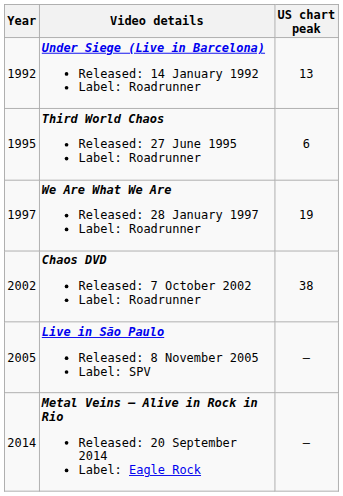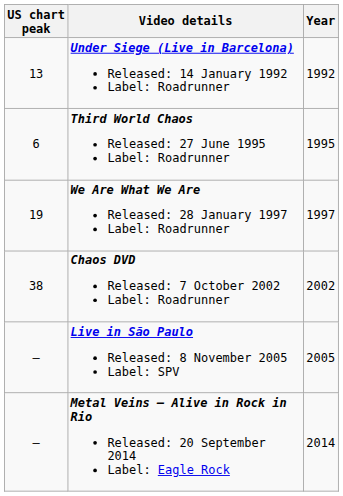columns swapped: (22, 21) <-> (306, 21)
